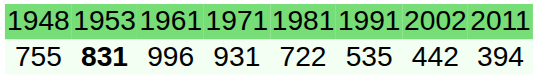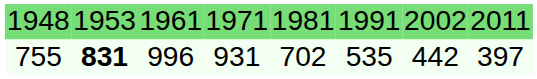(303, 56) 722 -> (303, 56) 702
(500, 56) 394 -> (500, 56) 397
